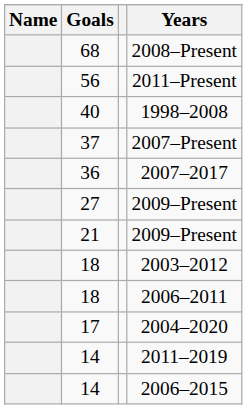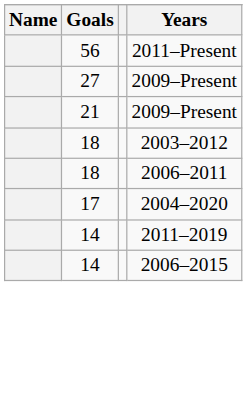- row: (90, 50)
- row: (90, 111)
- row: (90, 142)
- row: (90, 173)
